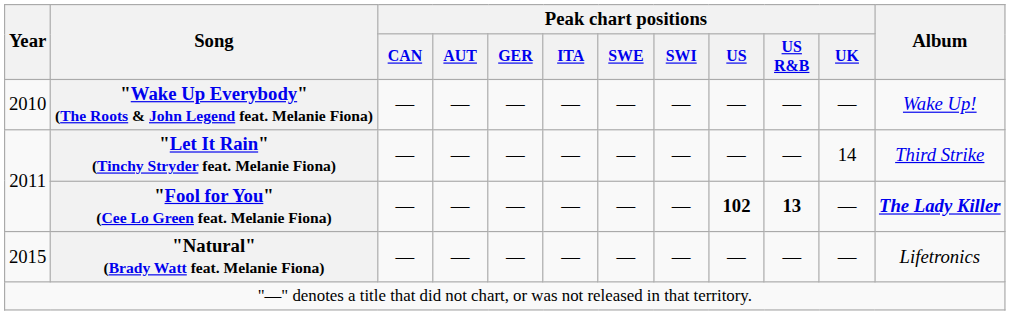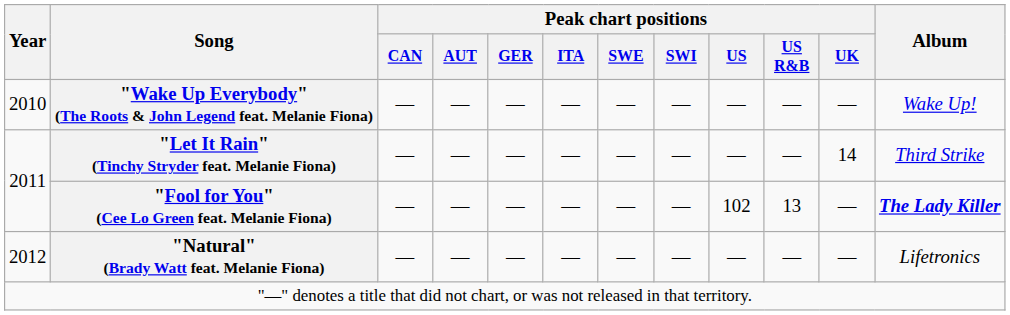(736, 206) bold -> (736, 206) normal
(792, 206) bold -> (792, 206) normal
(28, 256) 2015 -> (28, 256) 2012
